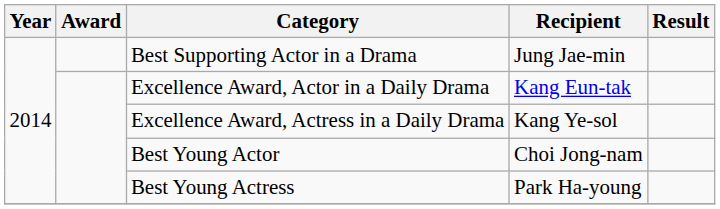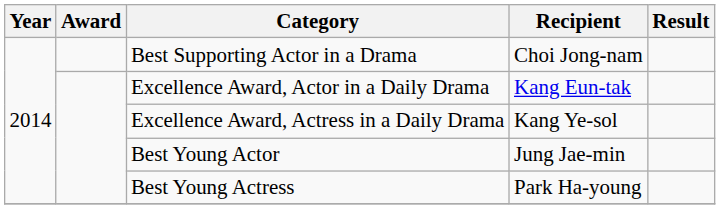(570, 54) Jung Jae-min -> (578, 54) Choi Jong-nam
(578, 154) Choi Jong-nam -> (570, 154) Jung Jae-min
